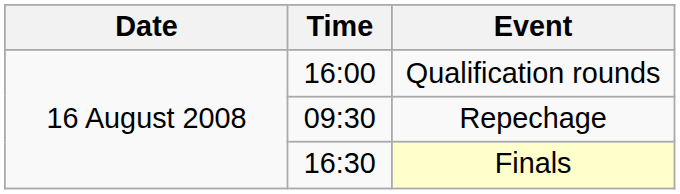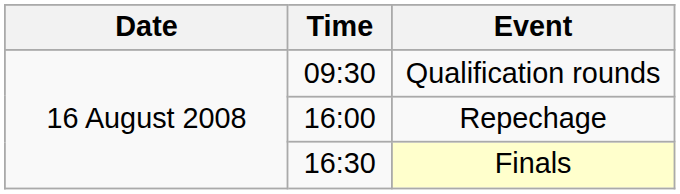(340, 73) 16:00 -> (340, 73) 09:30
(340, 118) 09:30 -> (340, 118) 16:00
